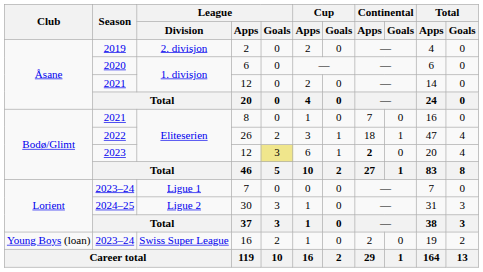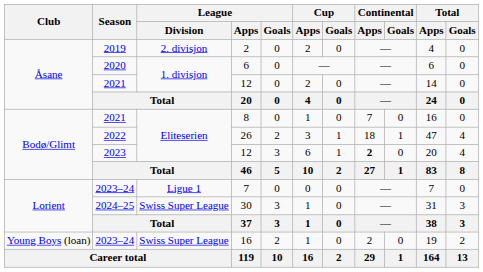(277, 153) khaki background -> (277, 153) no background
(184, 205) Ligue 2 -> (184, 205) Swiss Super League
